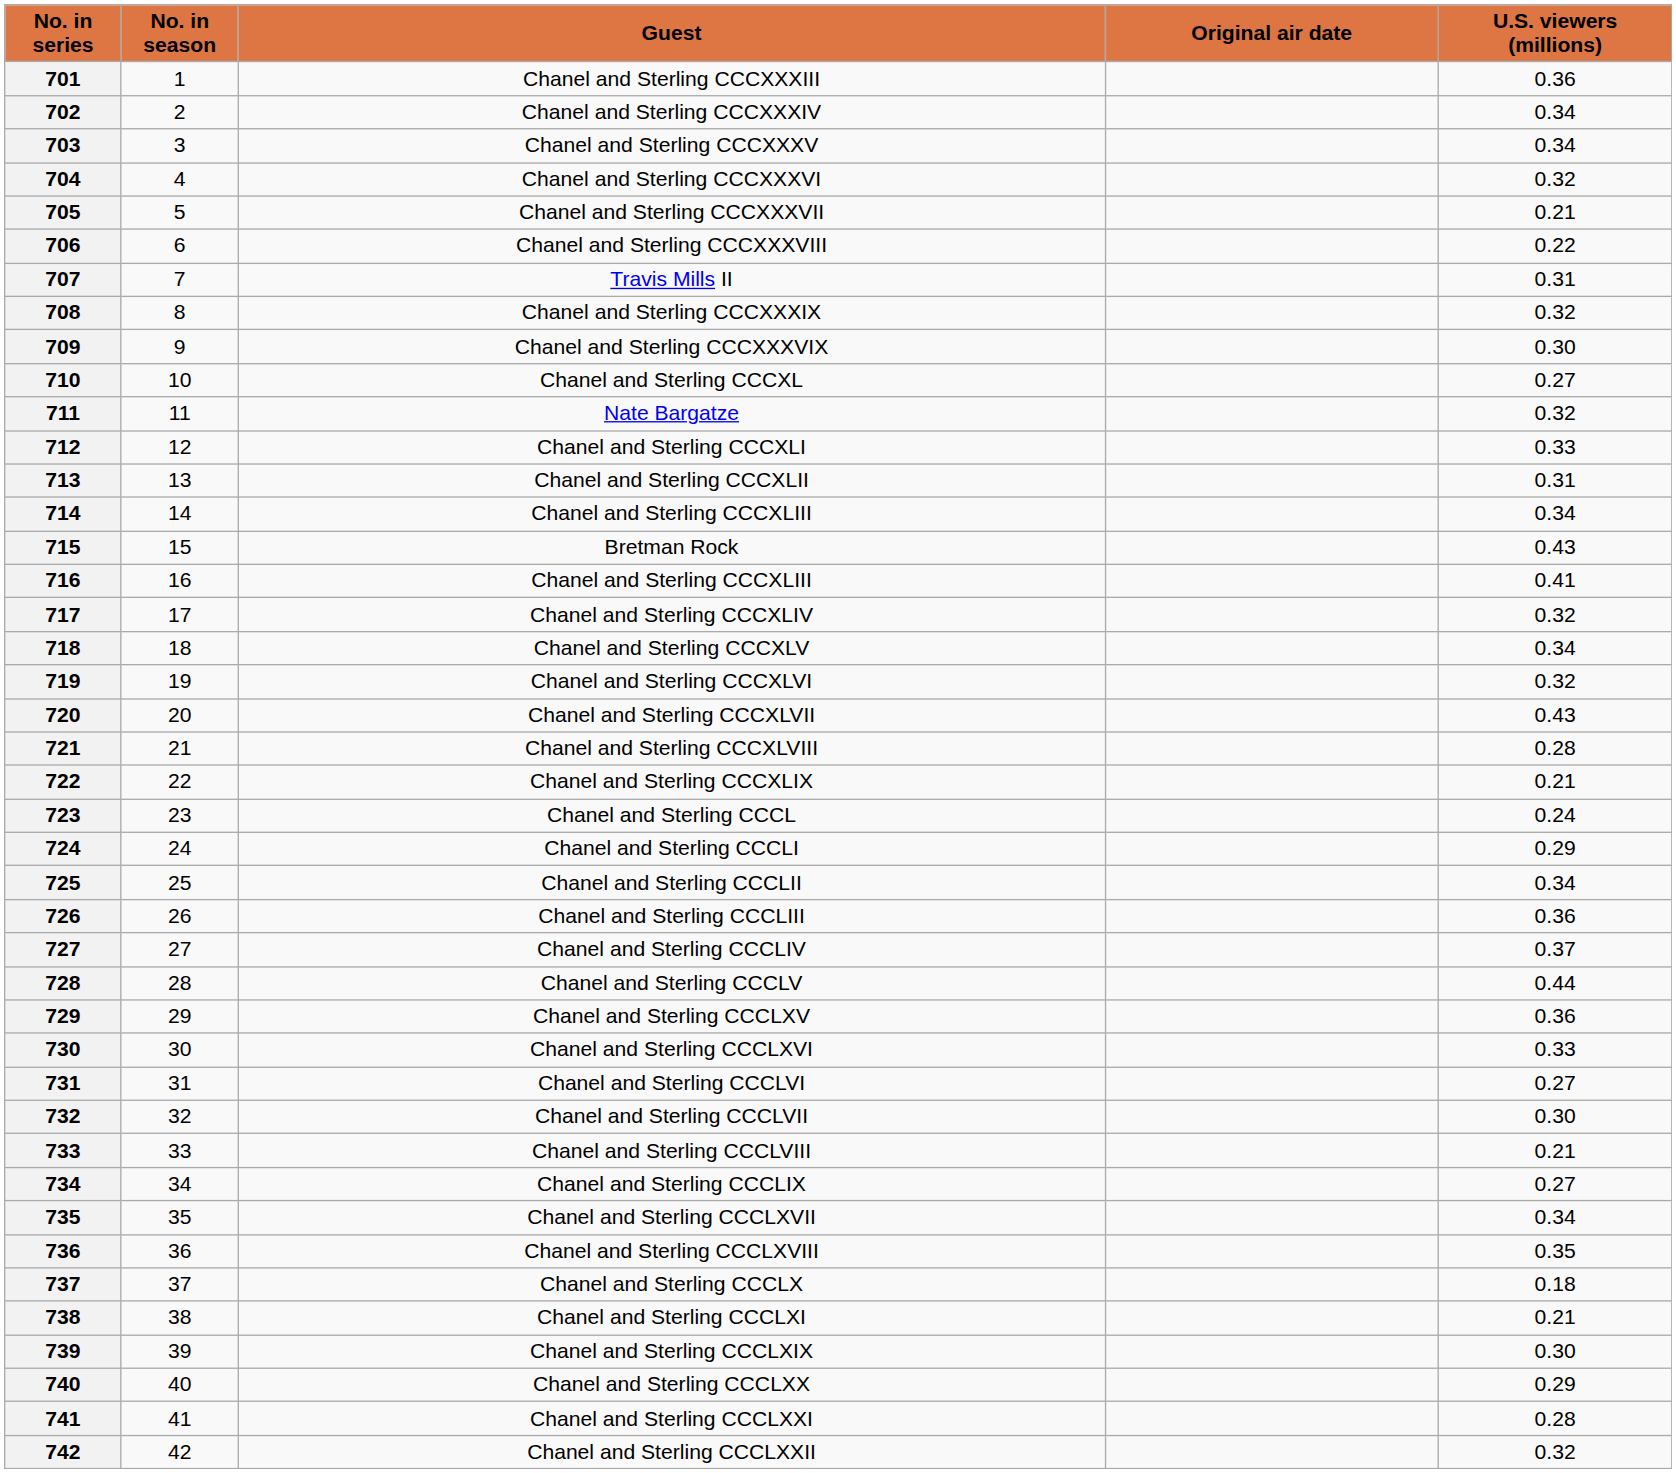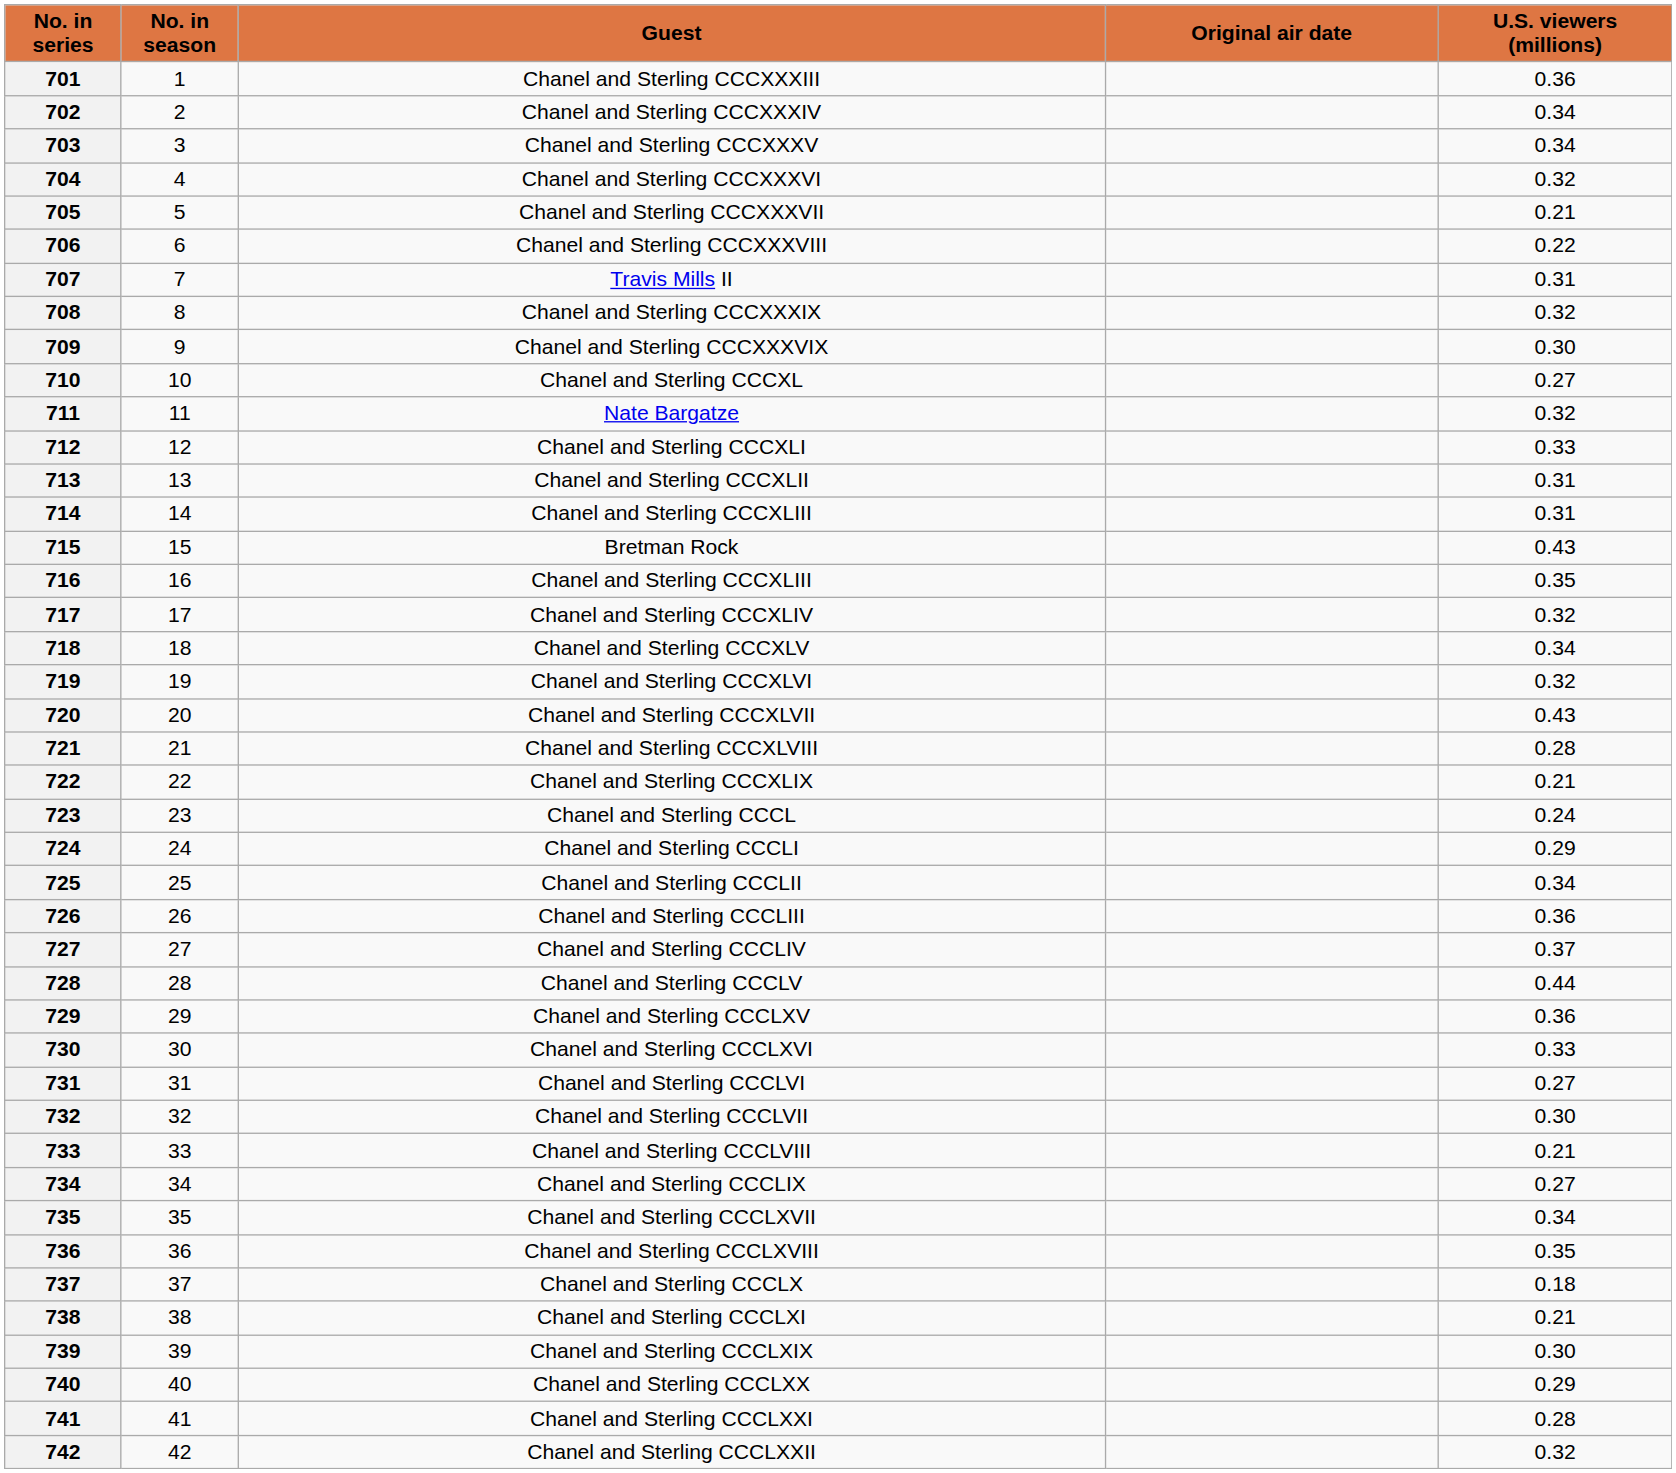(1555, 513) 0.34 -> (1555, 513) 0.31
(1555, 580) 0.41 -> (1555, 580) 0.35
